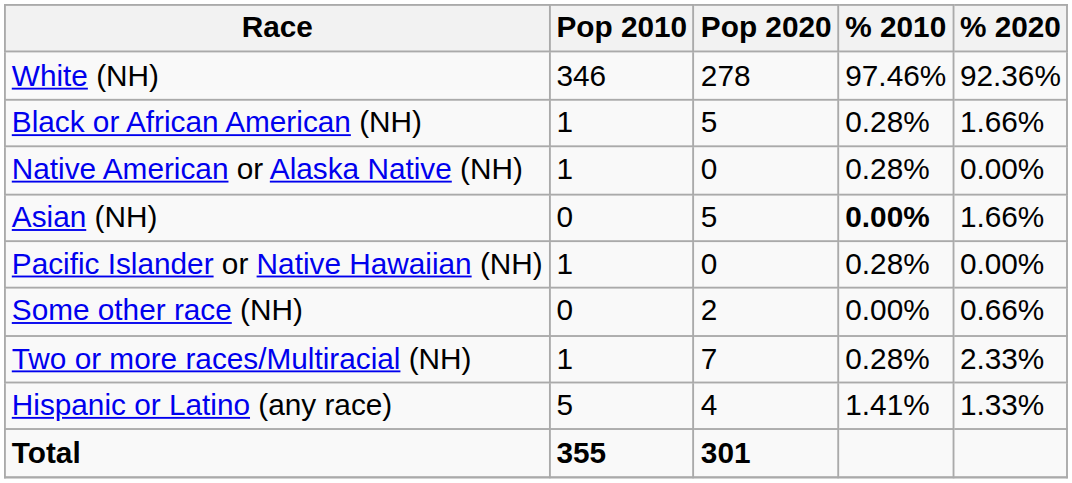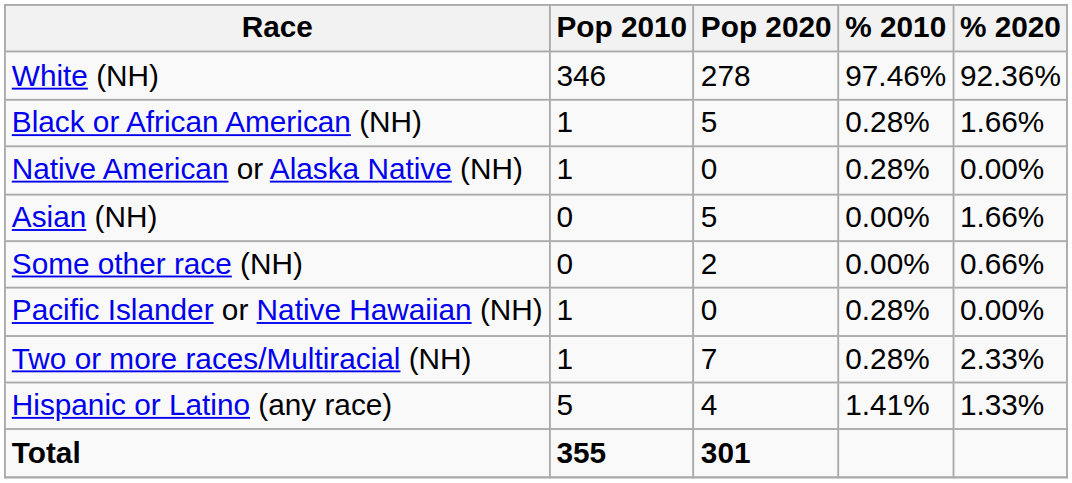(887, 216) bold -> (887, 216) normal
rows swapped: (277, 264) <-> (157, 311)
